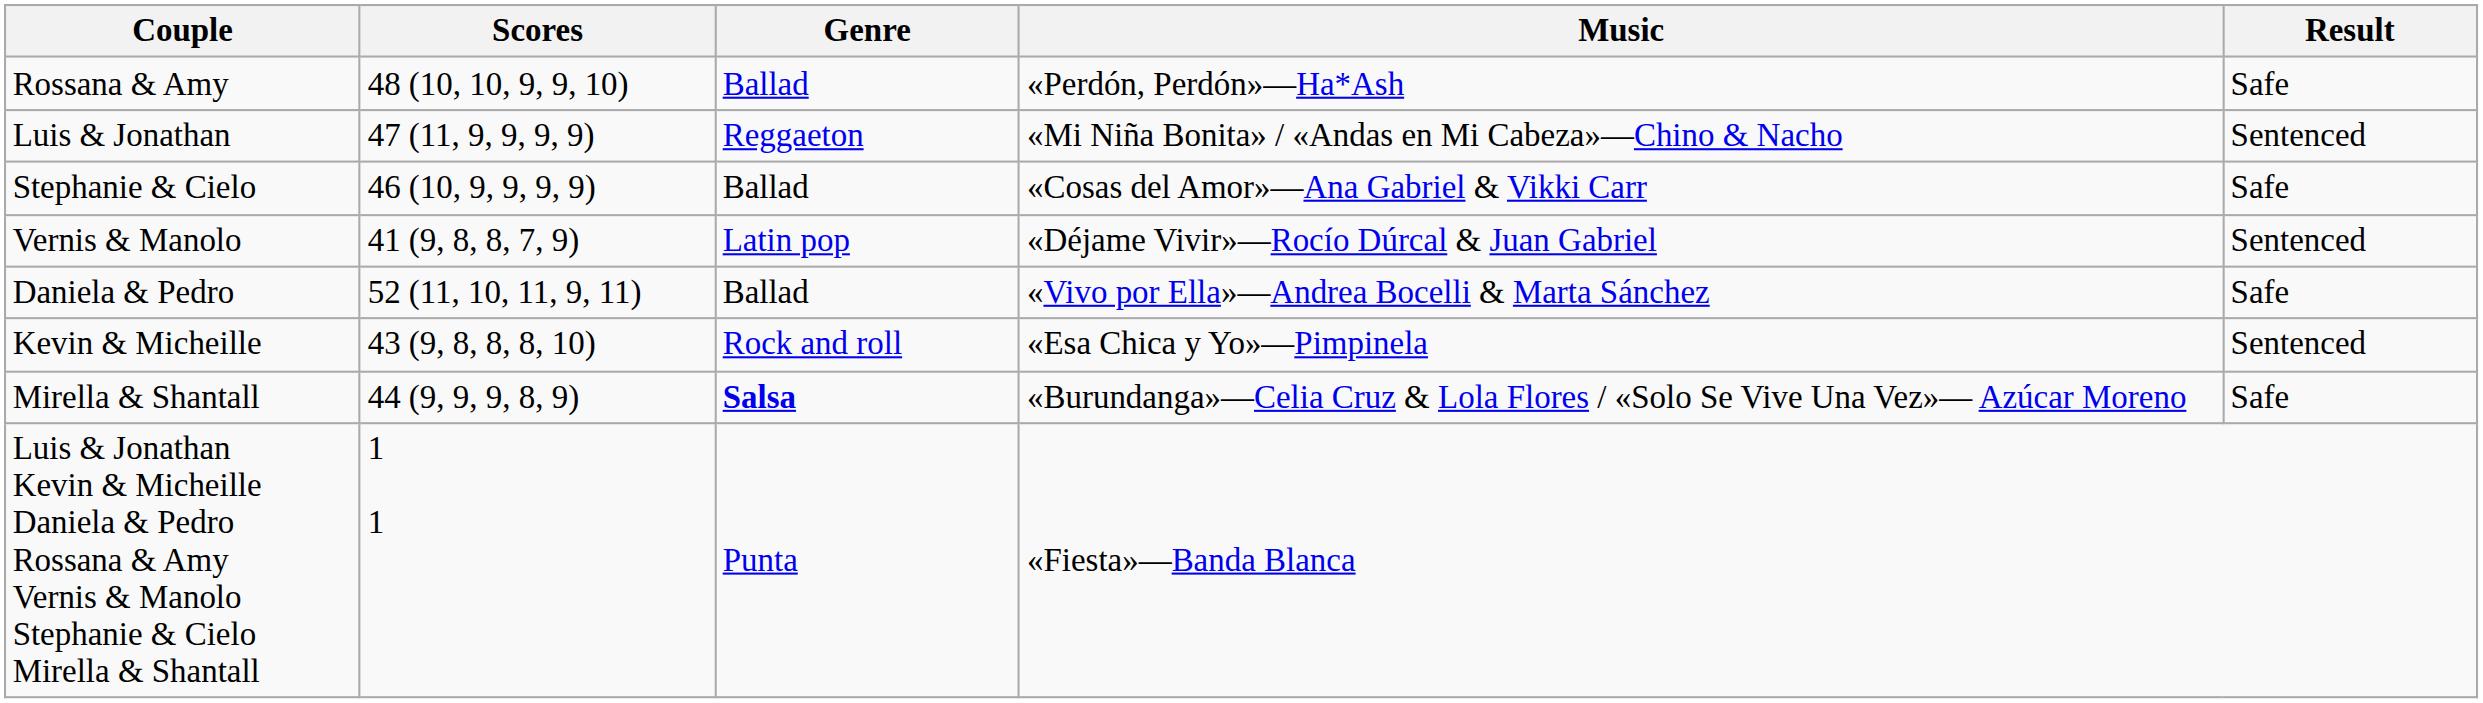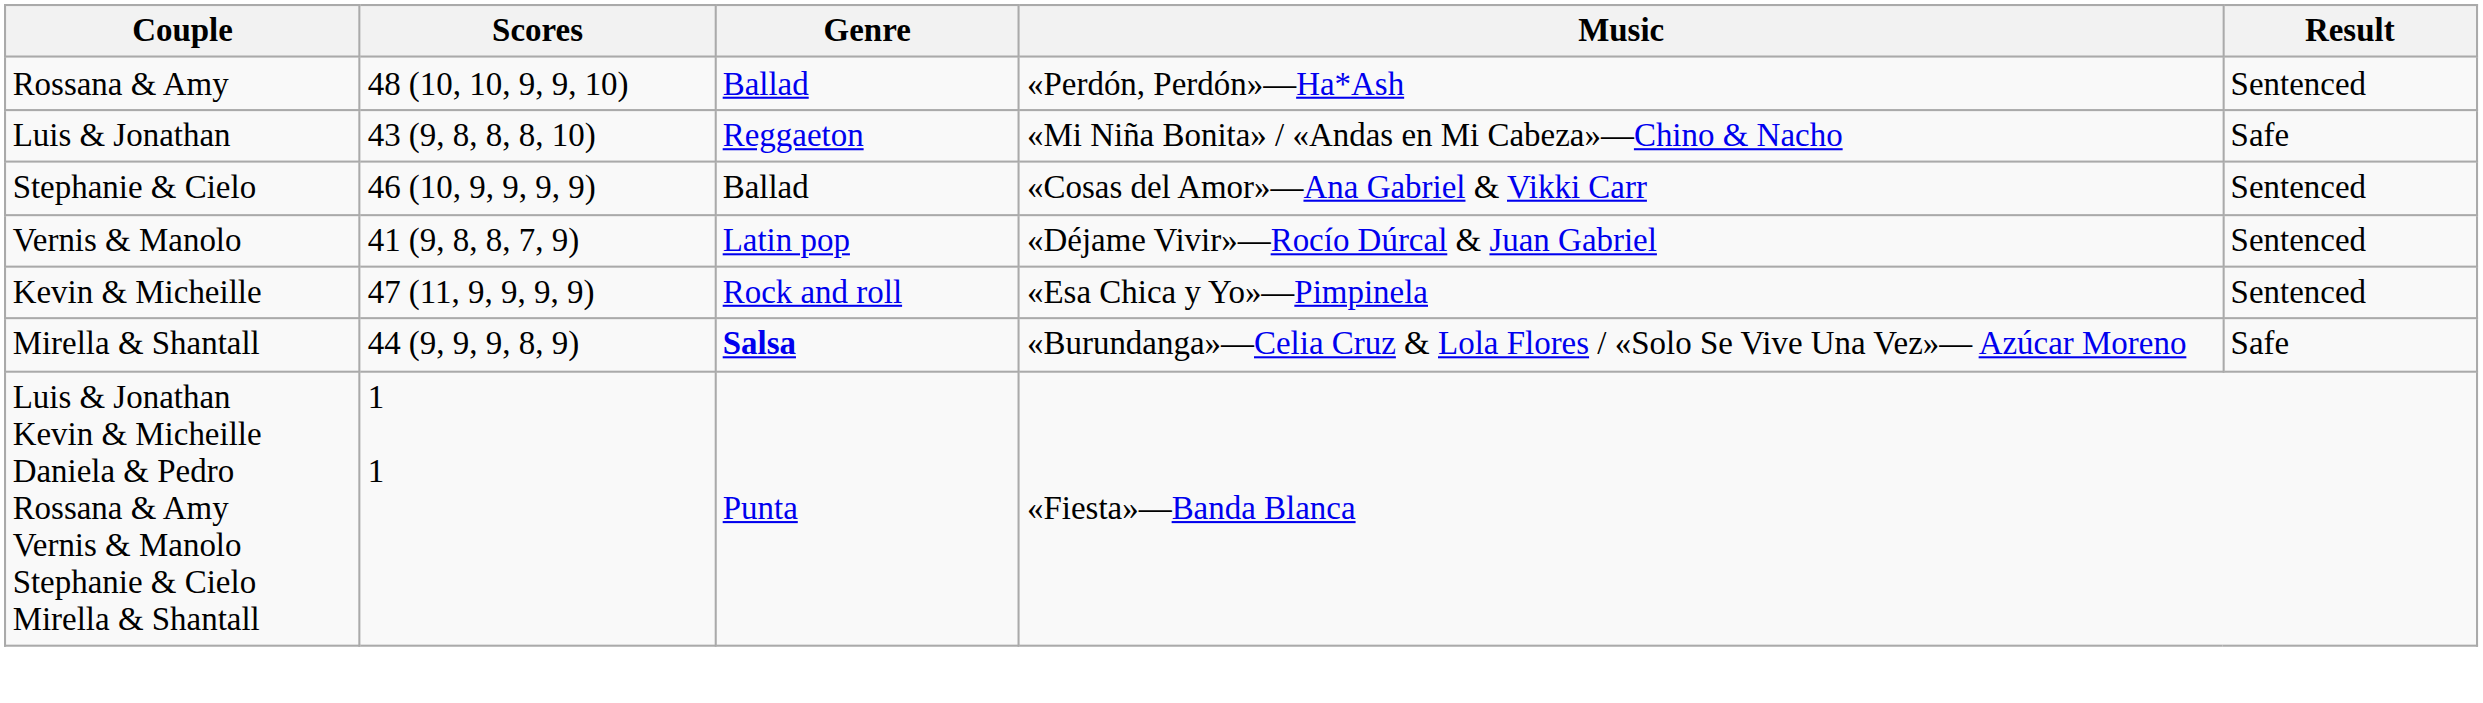(2260, 82) Safe -> (2298, 82) Sentenced
(481, 135) 47 (11, 9, 9, 9, 9) -> (482, 135) 43 (9, 8, 8, 8, 10)
(2298, 135) Sentenced -> (2260, 135) Safe
(2260, 187) Safe -> (2298, 187) Sentenced
- row: (123, 291)
(482, 344) 43 (9, 8, 8, 8, 10) -> (481, 291) 47 (11, 9, 9, 9, 9)
